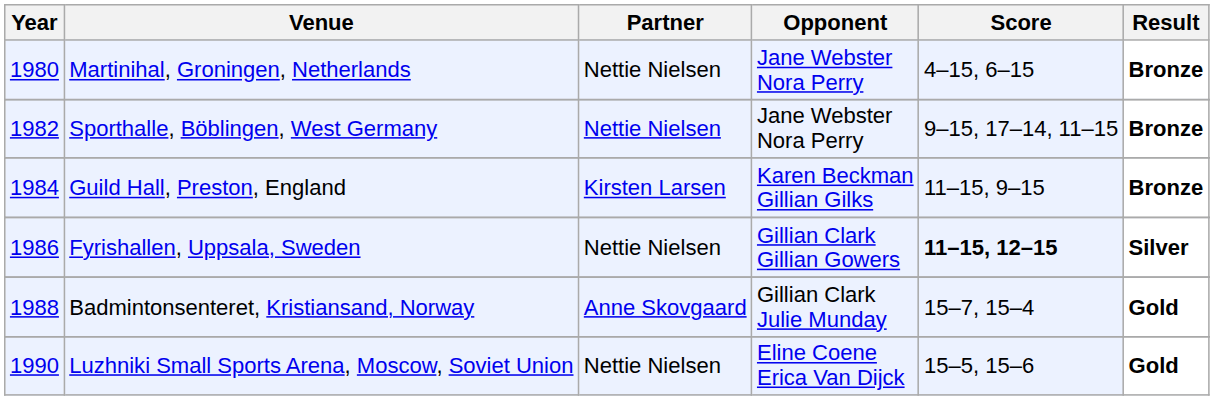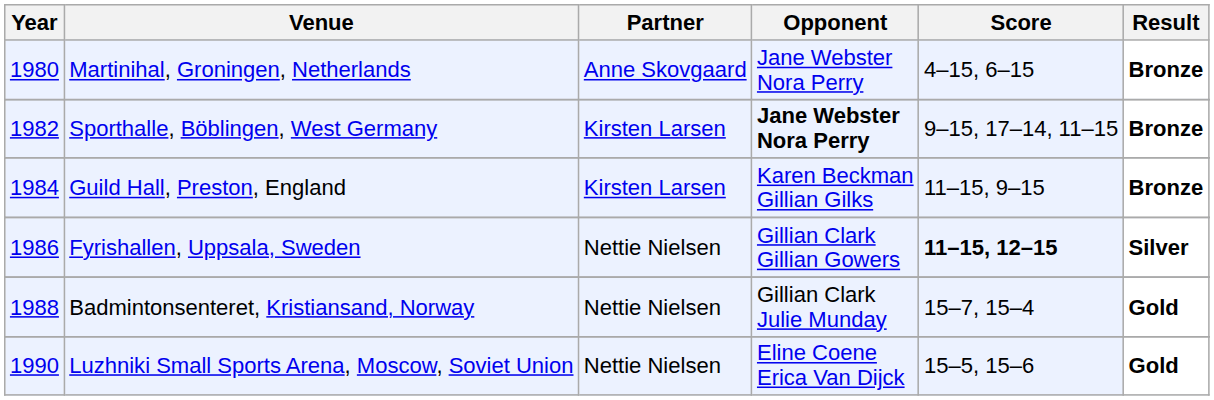(652, 70) Nettie Nielsen -> (665, 70) Anne Skovgaard
(652, 129) Nettie Nielsen -> (655, 129) Kirsten Larsen
(825, 129) normal -> (828, 129) bold
(665, 307) Anne Skovgaard -> (652, 307) Nettie Nielsen
